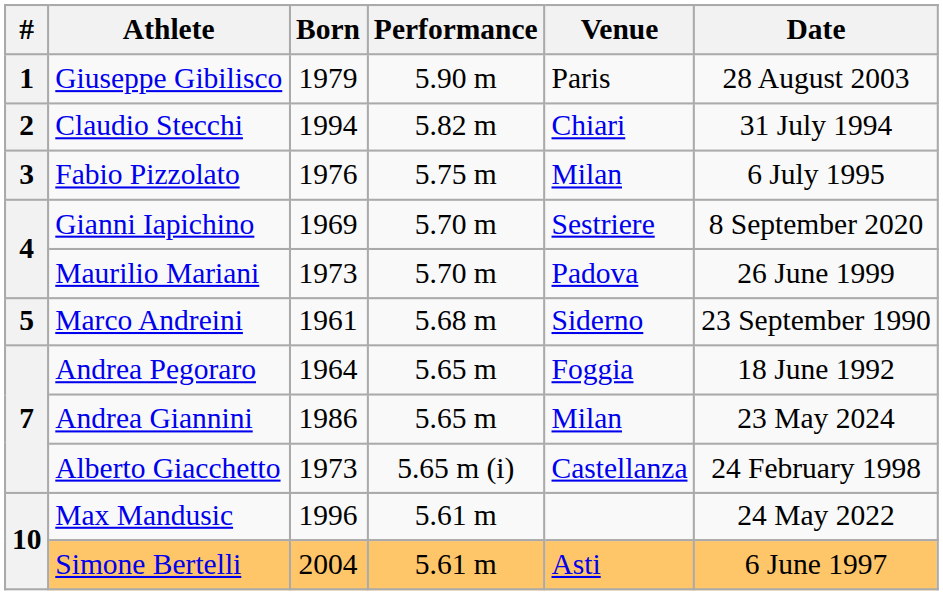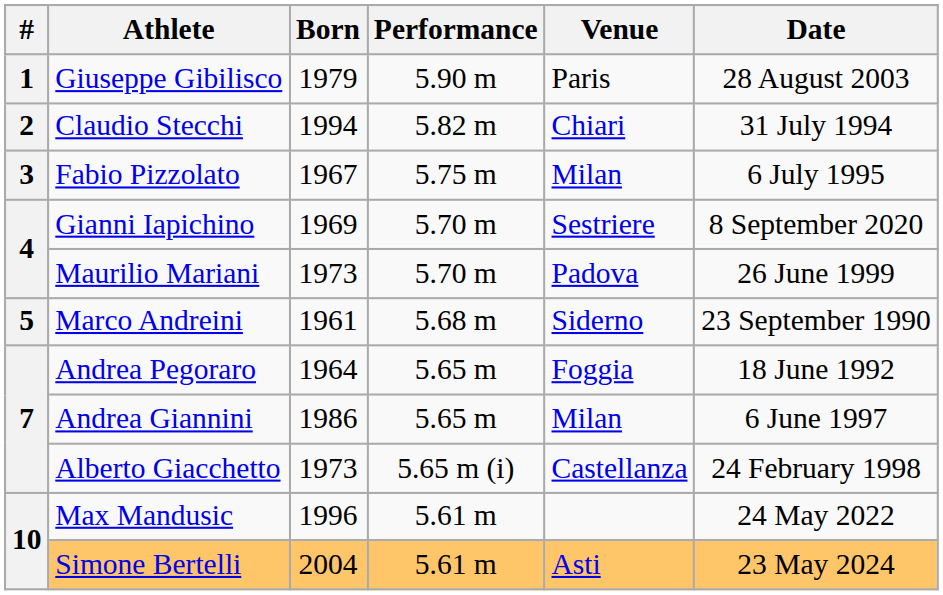(328, 175) 1976 -> (328, 175) 1967
(816, 418) 23 May 2024 -> (816, 418) 6 June 1997
(816, 564) 6 June 1997 -> (816, 564) 23 May 2024
